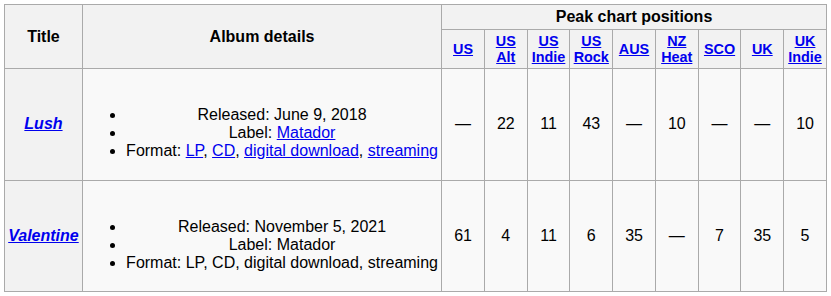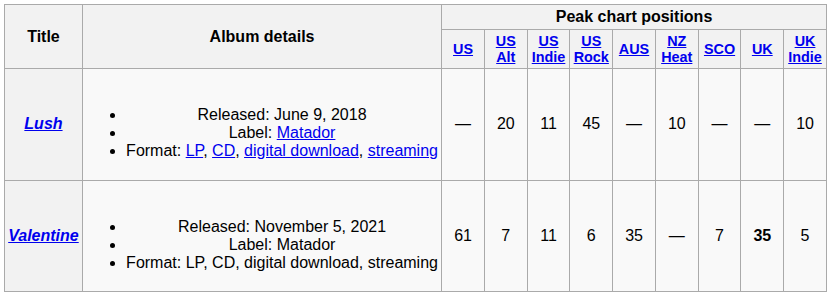(506, 124) 22 -> (506, 124) 20
(591, 124) 43 -> (591, 124) 45
(506, 235) 4 -> (506, 235) 7
(762, 235) normal -> (762, 235) bold
